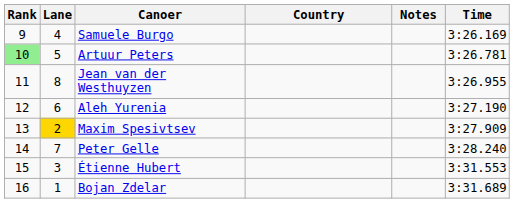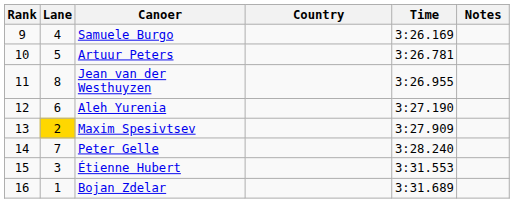columns swapped: (477, 14) <-> (419, 14)
(22, 54) lightgreen background -> (22, 54) no background
